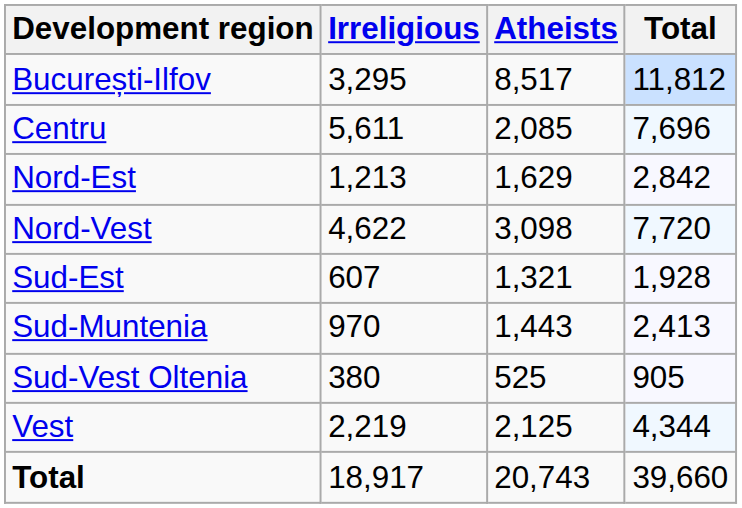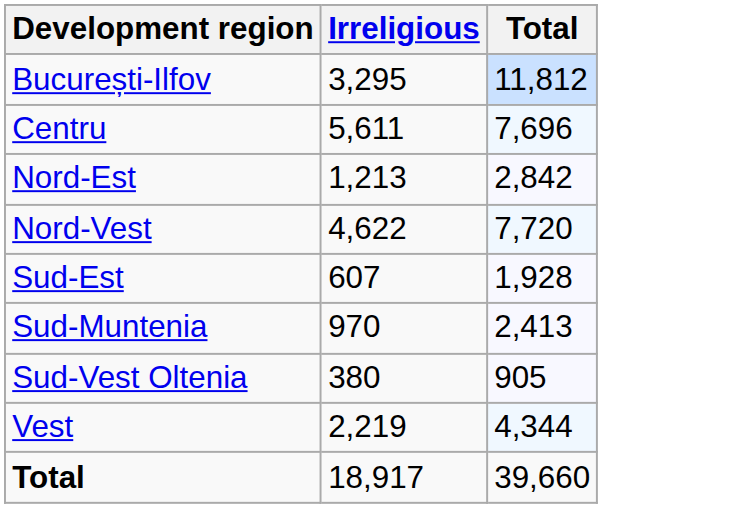- column: (556, 29)
